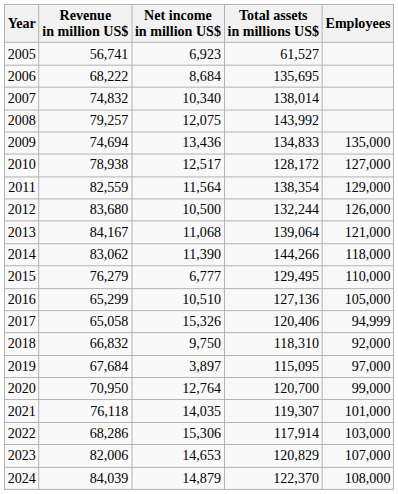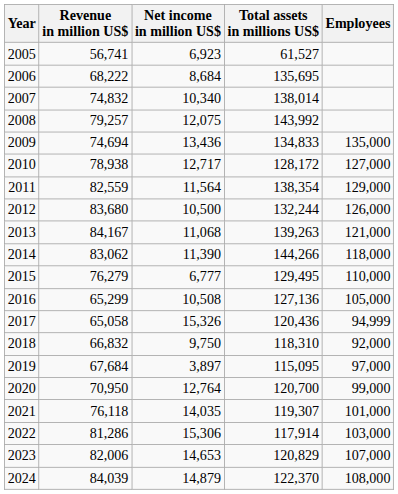(202, 165) 12,517 -> (202, 165) 12,717
(296, 232) 139,064 -> (296, 232) 139,263
(202, 299) 10,510 -> (202, 299) 10,508
(296, 321) 120,406 -> (296, 321) 120,436
(109, 433) 68,286 -> (109, 433) 81,286
